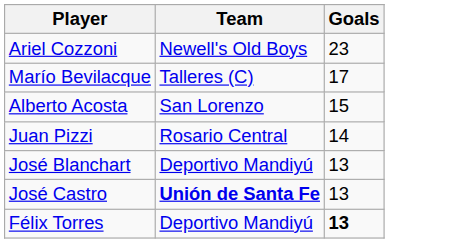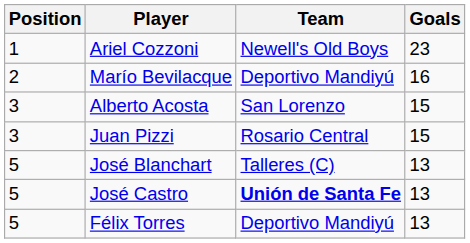+ column: (45, 19)
(206, 77) Talleres (C) -> (317, 77) Deportivo Mandiyú
(339, 77) 17 -> (420, 77) 16
(339, 135) 14 -> (420, 135) 15
(236, 164) Deportivo Mandiyú -> (288, 164) Talleres (C)
(339, 223) bold -> (420, 223) normal
